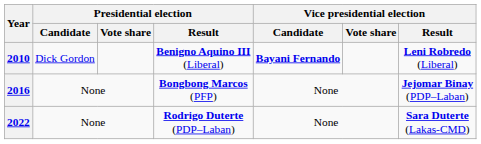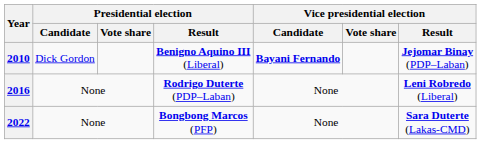(437, 58) Leni Robredo (Liberal) -> (437, 58) Jejomar Binay (PDP–Laban)
(203, 90) Bongbong Marcos (PFP) -> (203, 90) Rodrigo Duterte (PDP–Laban)
(437, 90) Jejomar Binay (PDP–Laban) -> (437, 90) Leni Robredo (Liberal)
(203, 122) Rodrigo Duterte (PDP–Laban) -> (203, 122) Bongbong Marcos (PFP)
